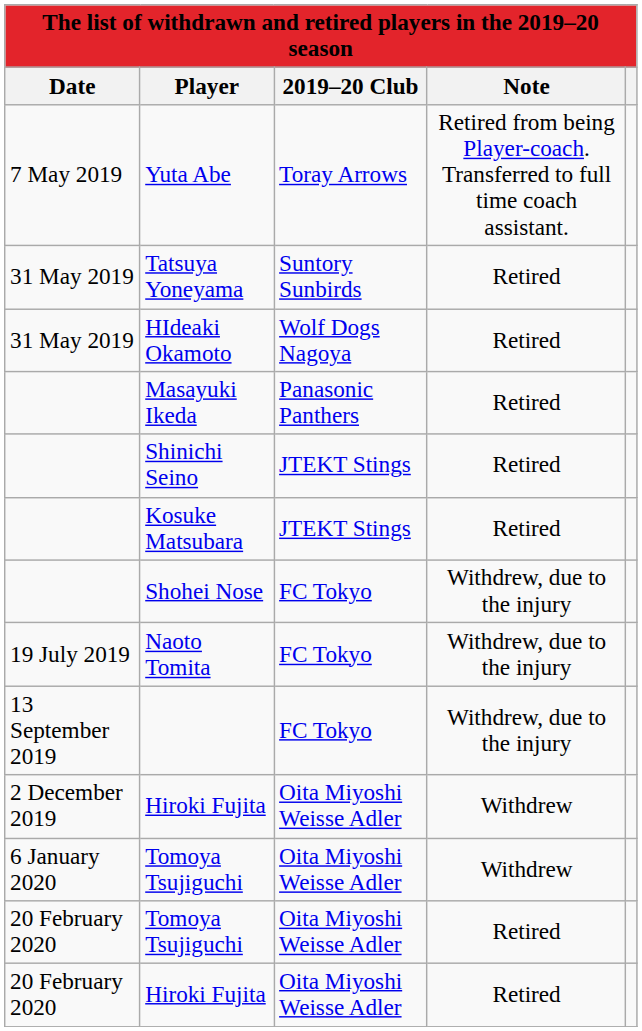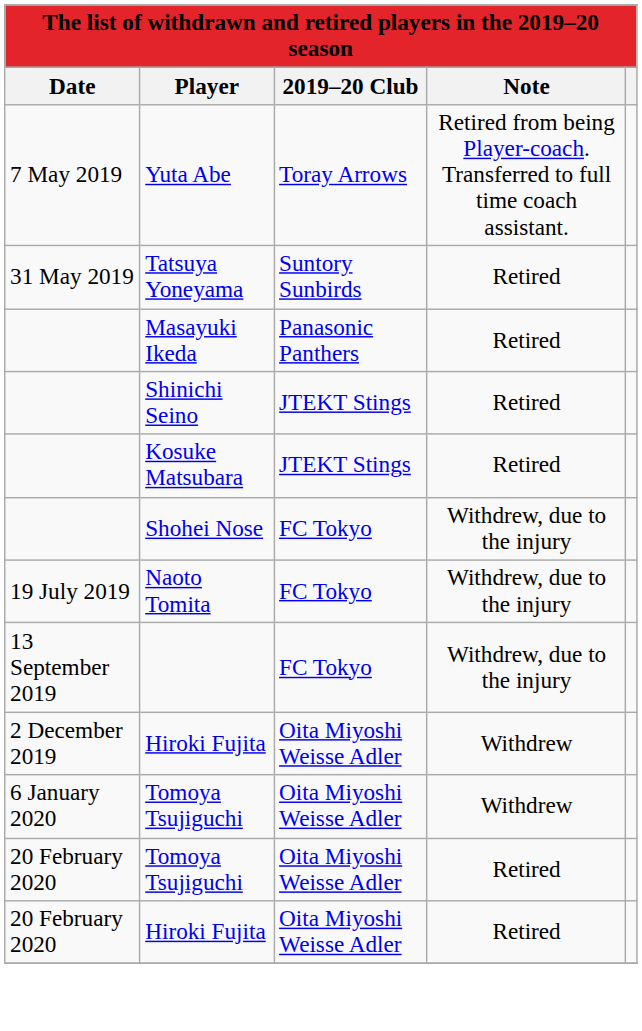- row: (72, 339)
